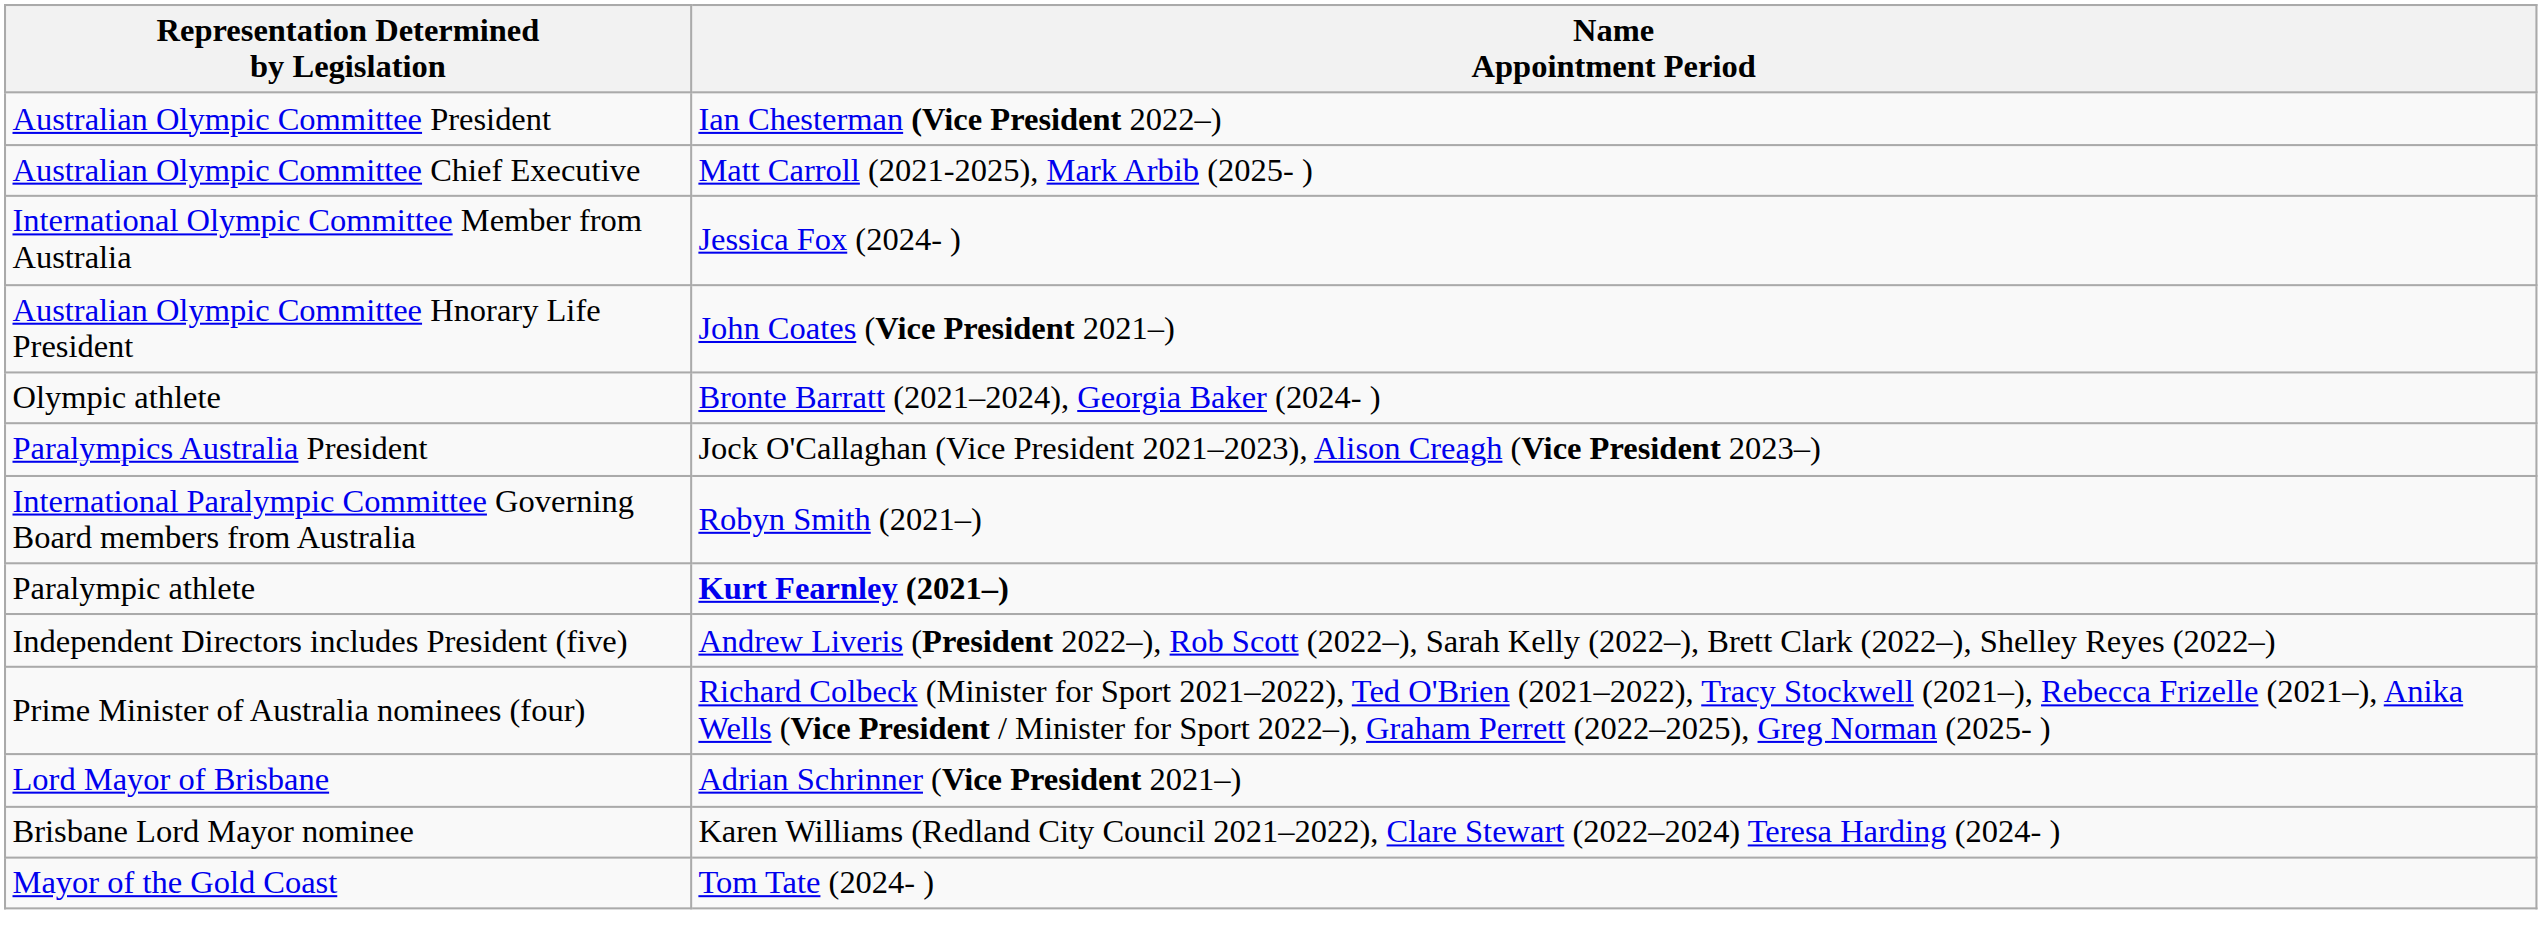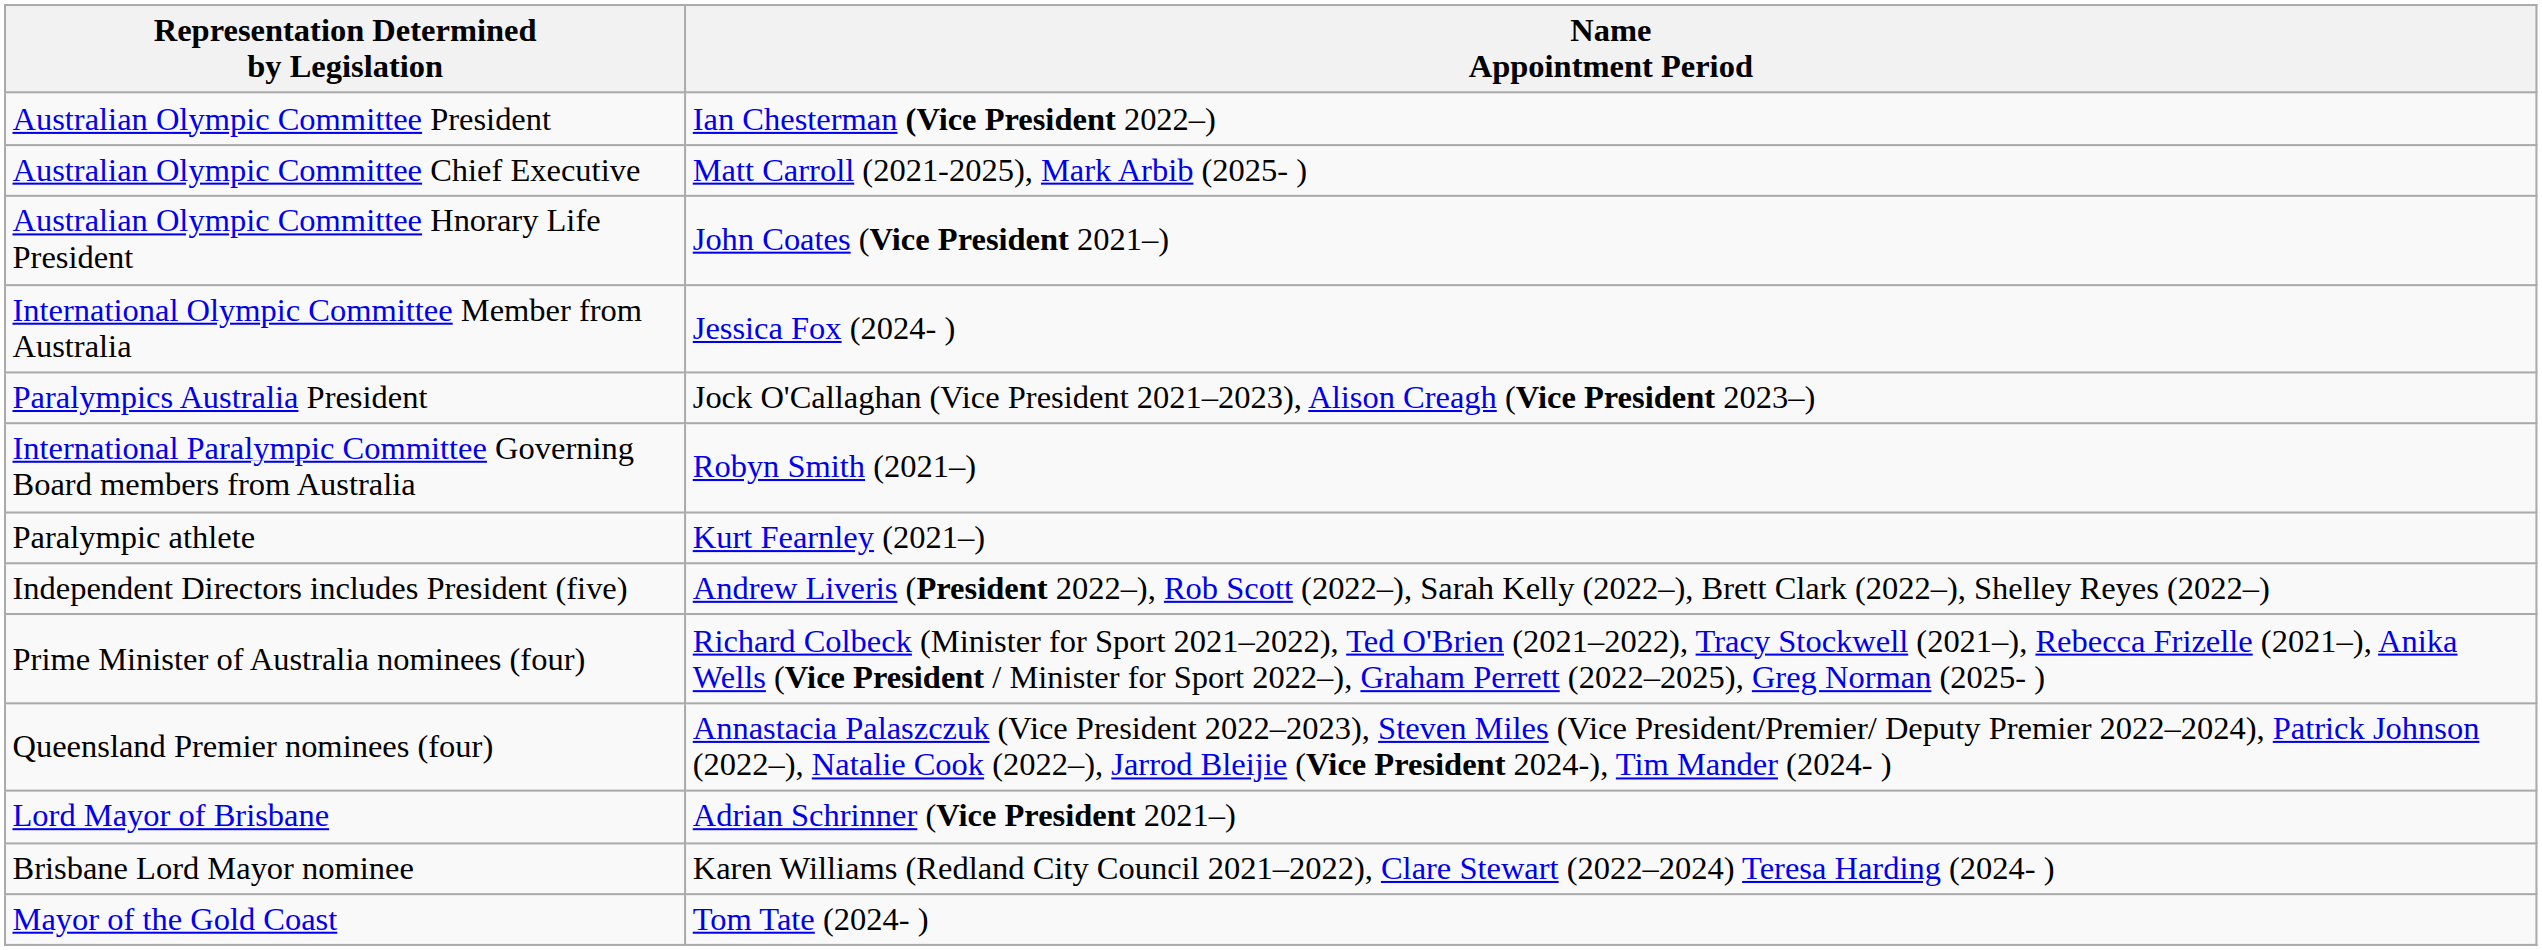rows swapped: (307, 327) <-> (327, 239)
- row: (117, 397)
(854, 588) bold -> (839, 536) normal
+ row: (253, 746)
